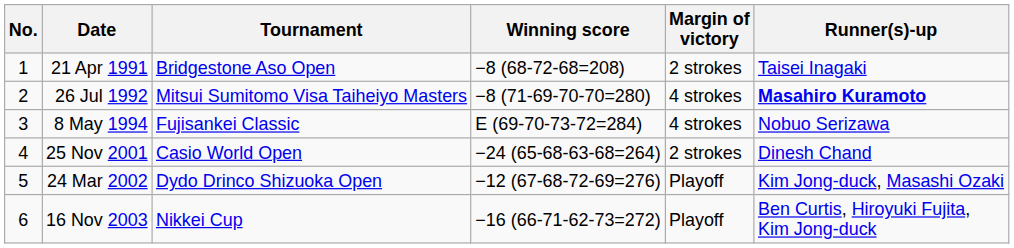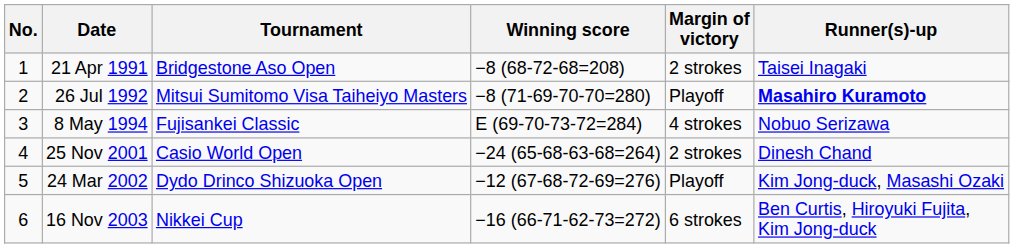(705, 96) 4 strokes -> (696, 96) Playoff
(696, 219) Playoff -> (705, 219) 6 strokes
